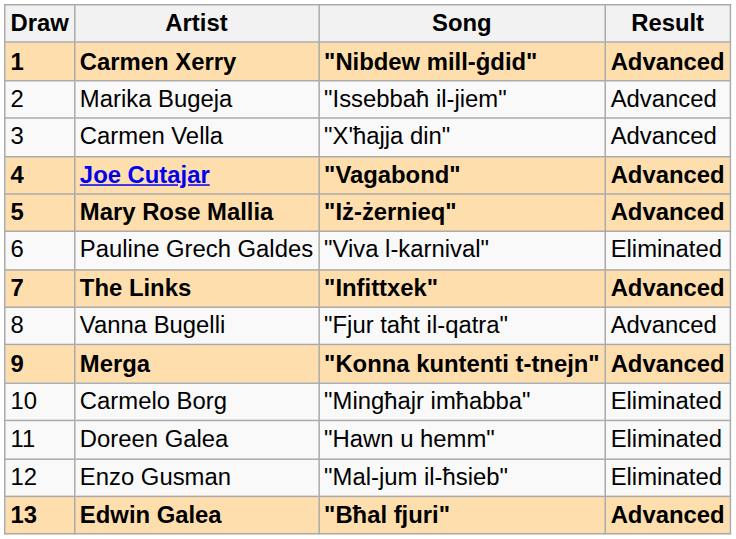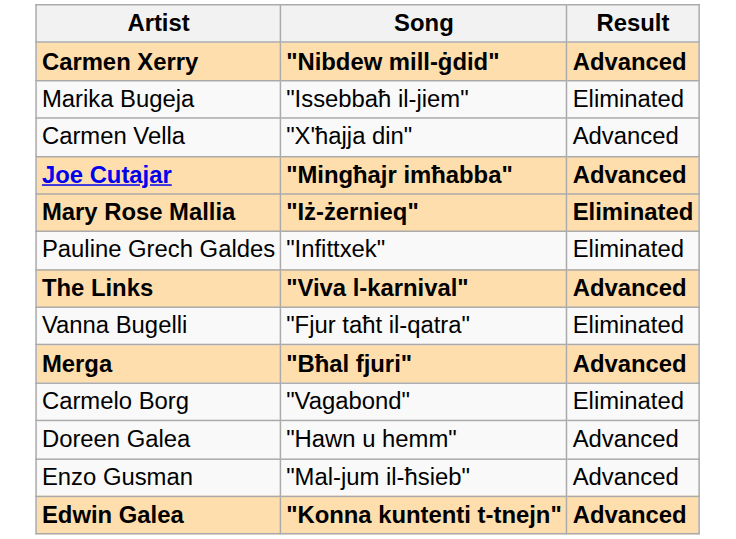- column: (40, 23)
(664, 99) Advanced -> (628, 99) Eliminated
(392, 174) "Vagabond" -> (399, 174) "Mingħajr imħabba"
(668, 212) Advanced -> (633, 212) Eliminated
(407, 250) "Viva l-karnival" -> (336, 250) "Infittxek"
(381, 288) "Infittxek" -> (377, 288) "Viva l-karnival"
(664, 325) Advanced -> (628, 325) Eliminated
(462, 363) "Konna kuntenti t-tnejn" -> (349, 363) "Bħal fjuri"
(427, 401) "Mingħajr imħabba" -> (348, 401) "Vagabond"
(666, 439) Eliminated -> (626, 439) Advanced
(666, 477) Eliminated -> (626, 477) Advanced
(387, 514) "Bħal fjuri" -> (424, 514) "Konna kuntenti t-tnejn"
